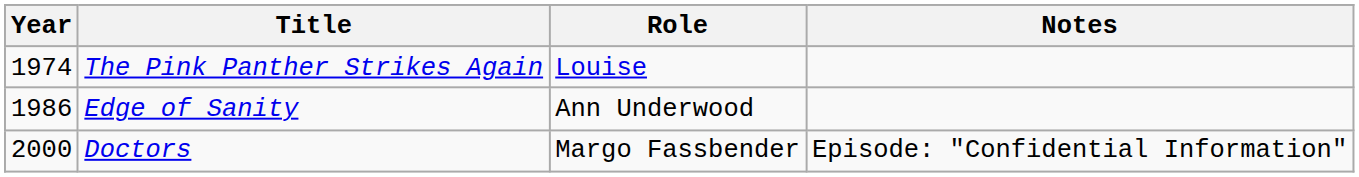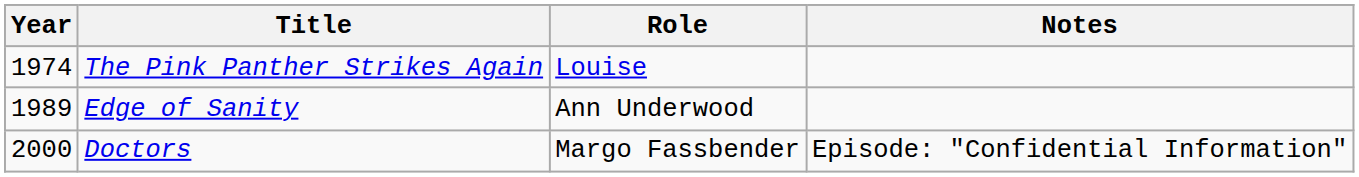(42, 109) 1986 -> (42, 109) 1989
